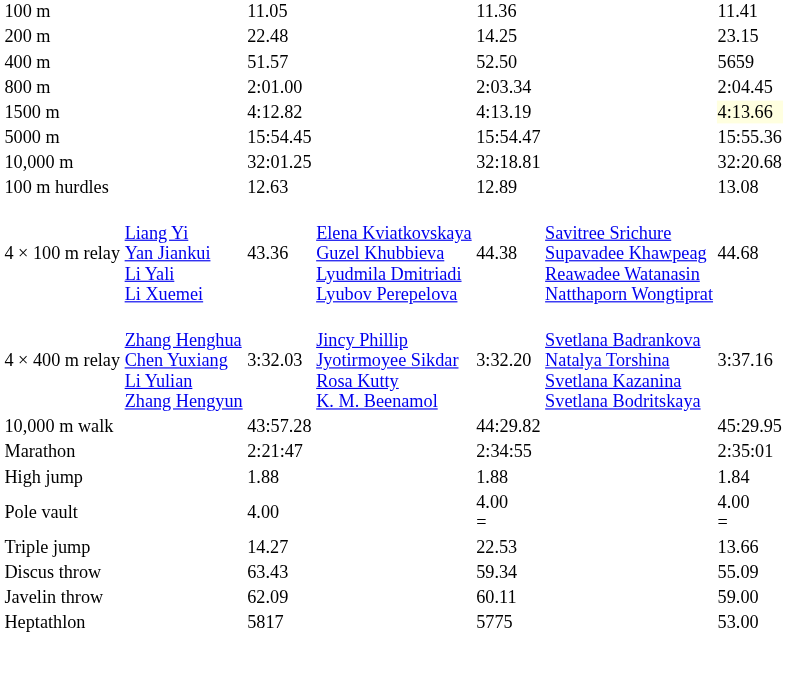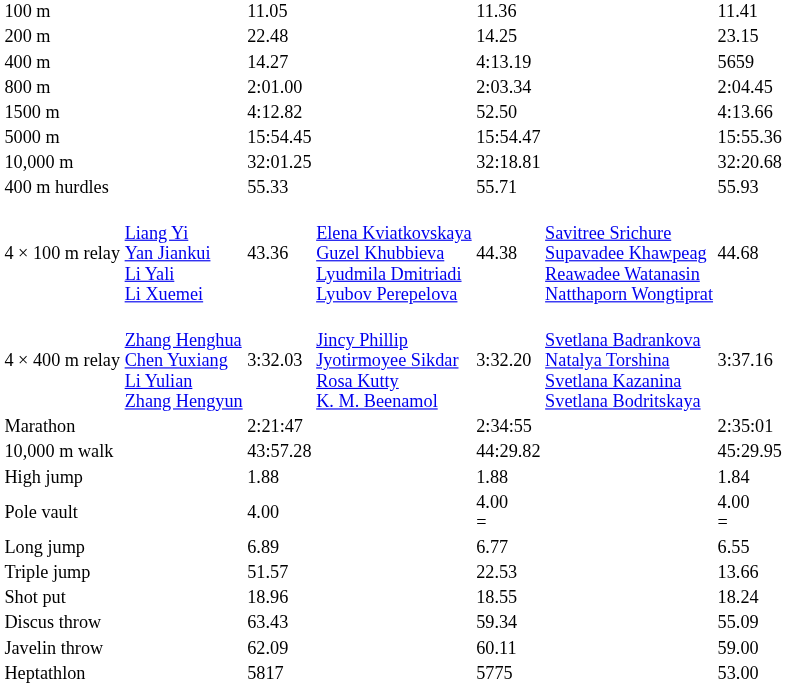(268, 61) 51.57 -> (268, 61) 14.27
(497, 61) 52.50 -> (504, 61) 4:13.19
(504, 111) 4:13.19 -> (497, 111) 52.50
(745, 111) lightyellow background -> (745, 111) no background
- row: (57, 187)
+ row: (57, 187)
rows swapped: (40, 451) <-> (59, 426)
+ row: (45, 547)
(268, 547) 14.27 -> (268, 572) 51.57
+ row: (35, 597)
